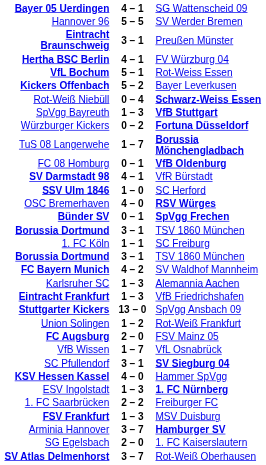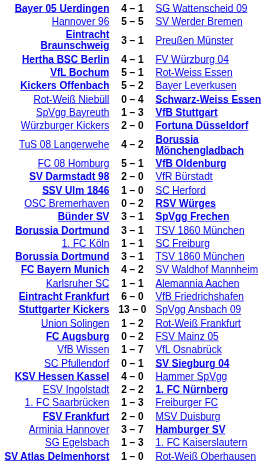(132, 126) 0 – 2 -> (132, 126) 2 – 0
(132, 145) 1 – 7 -> (132, 145) 4 – 2
(132, 163) 0 – 1 -> (132, 163) 5 – 1
(132, 177) 4 – 1 -> (132, 177) 2 – 0
(132, 203) 4 – 0 -> (132, 203) 0 – 2
(132, 217) 0 – 1 -> (132, 217) 3 – 1
(132, 283) 1 – 3 -> (132, 283) 1 – 1
(132, 296) 1 – 3 -> (132, 296) 6 – 0
(132, 336) 2 – 0 -> (132, 336) 0 – 2
(132, 363) 3 – 1 -> (132, 363) 0 – 1
(132, 390) 1 – 3 -> (132, 390) 2 – 2
(132, 403) 2 – 2 -> (132, 403) 1 – 3
(132, 416) 1 – 3 -> (132, 416) 2 – 0
(132, 443) 2 – 0 -> (132, 443) 1 – 3
(132, 456) 3 – 7 -> (132, 456) 1 – 0
